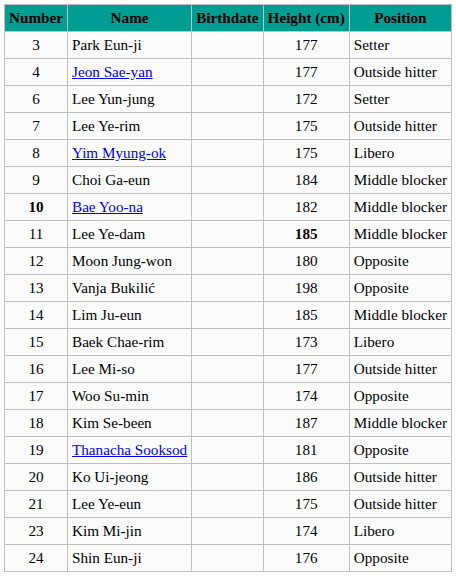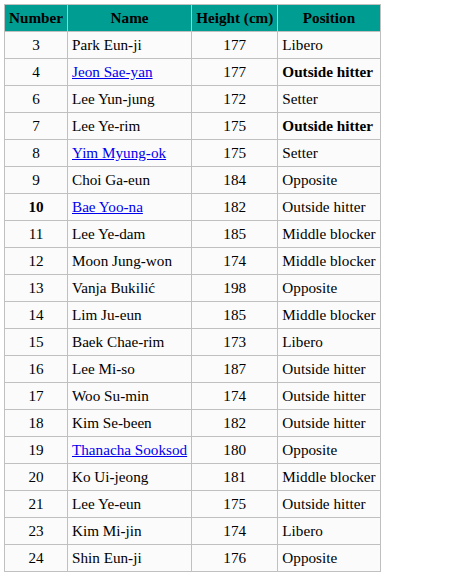- column: (227, 18)
(372, 44) Setter -> (303, 44) Libero
(395, 72) normal -> (328, 72) bold
(395, 126) normal -> (328, 126) bold
(374, 152) Libero -> (300, 152) Setter
(400, 180) Middle blocker -> (310, 180) Opposite
(400, 206) Middle blocker -> (324, 206) Outside hitter
(306, 234) bold -> (235, 234) normal
(306, 260) 180 -> (235, 260) 174
(381, 260) Opposite -> (329, 260) Middle blocker
(306, 368) 177 -> (235, 368) 187
(381, 396) Opposite -> (324, 396) Outside hitter
(306, 422) 187 -> (235, 422) 182
(400, 422) Middle blocker -> (324, 422) Outside hitter
(306, 450) 181 -> (235, 450) 180
(306, 476) 186 -> (235, 476) 181
(395, 476) Outside hitter -> (329, 476) Middle blocker
